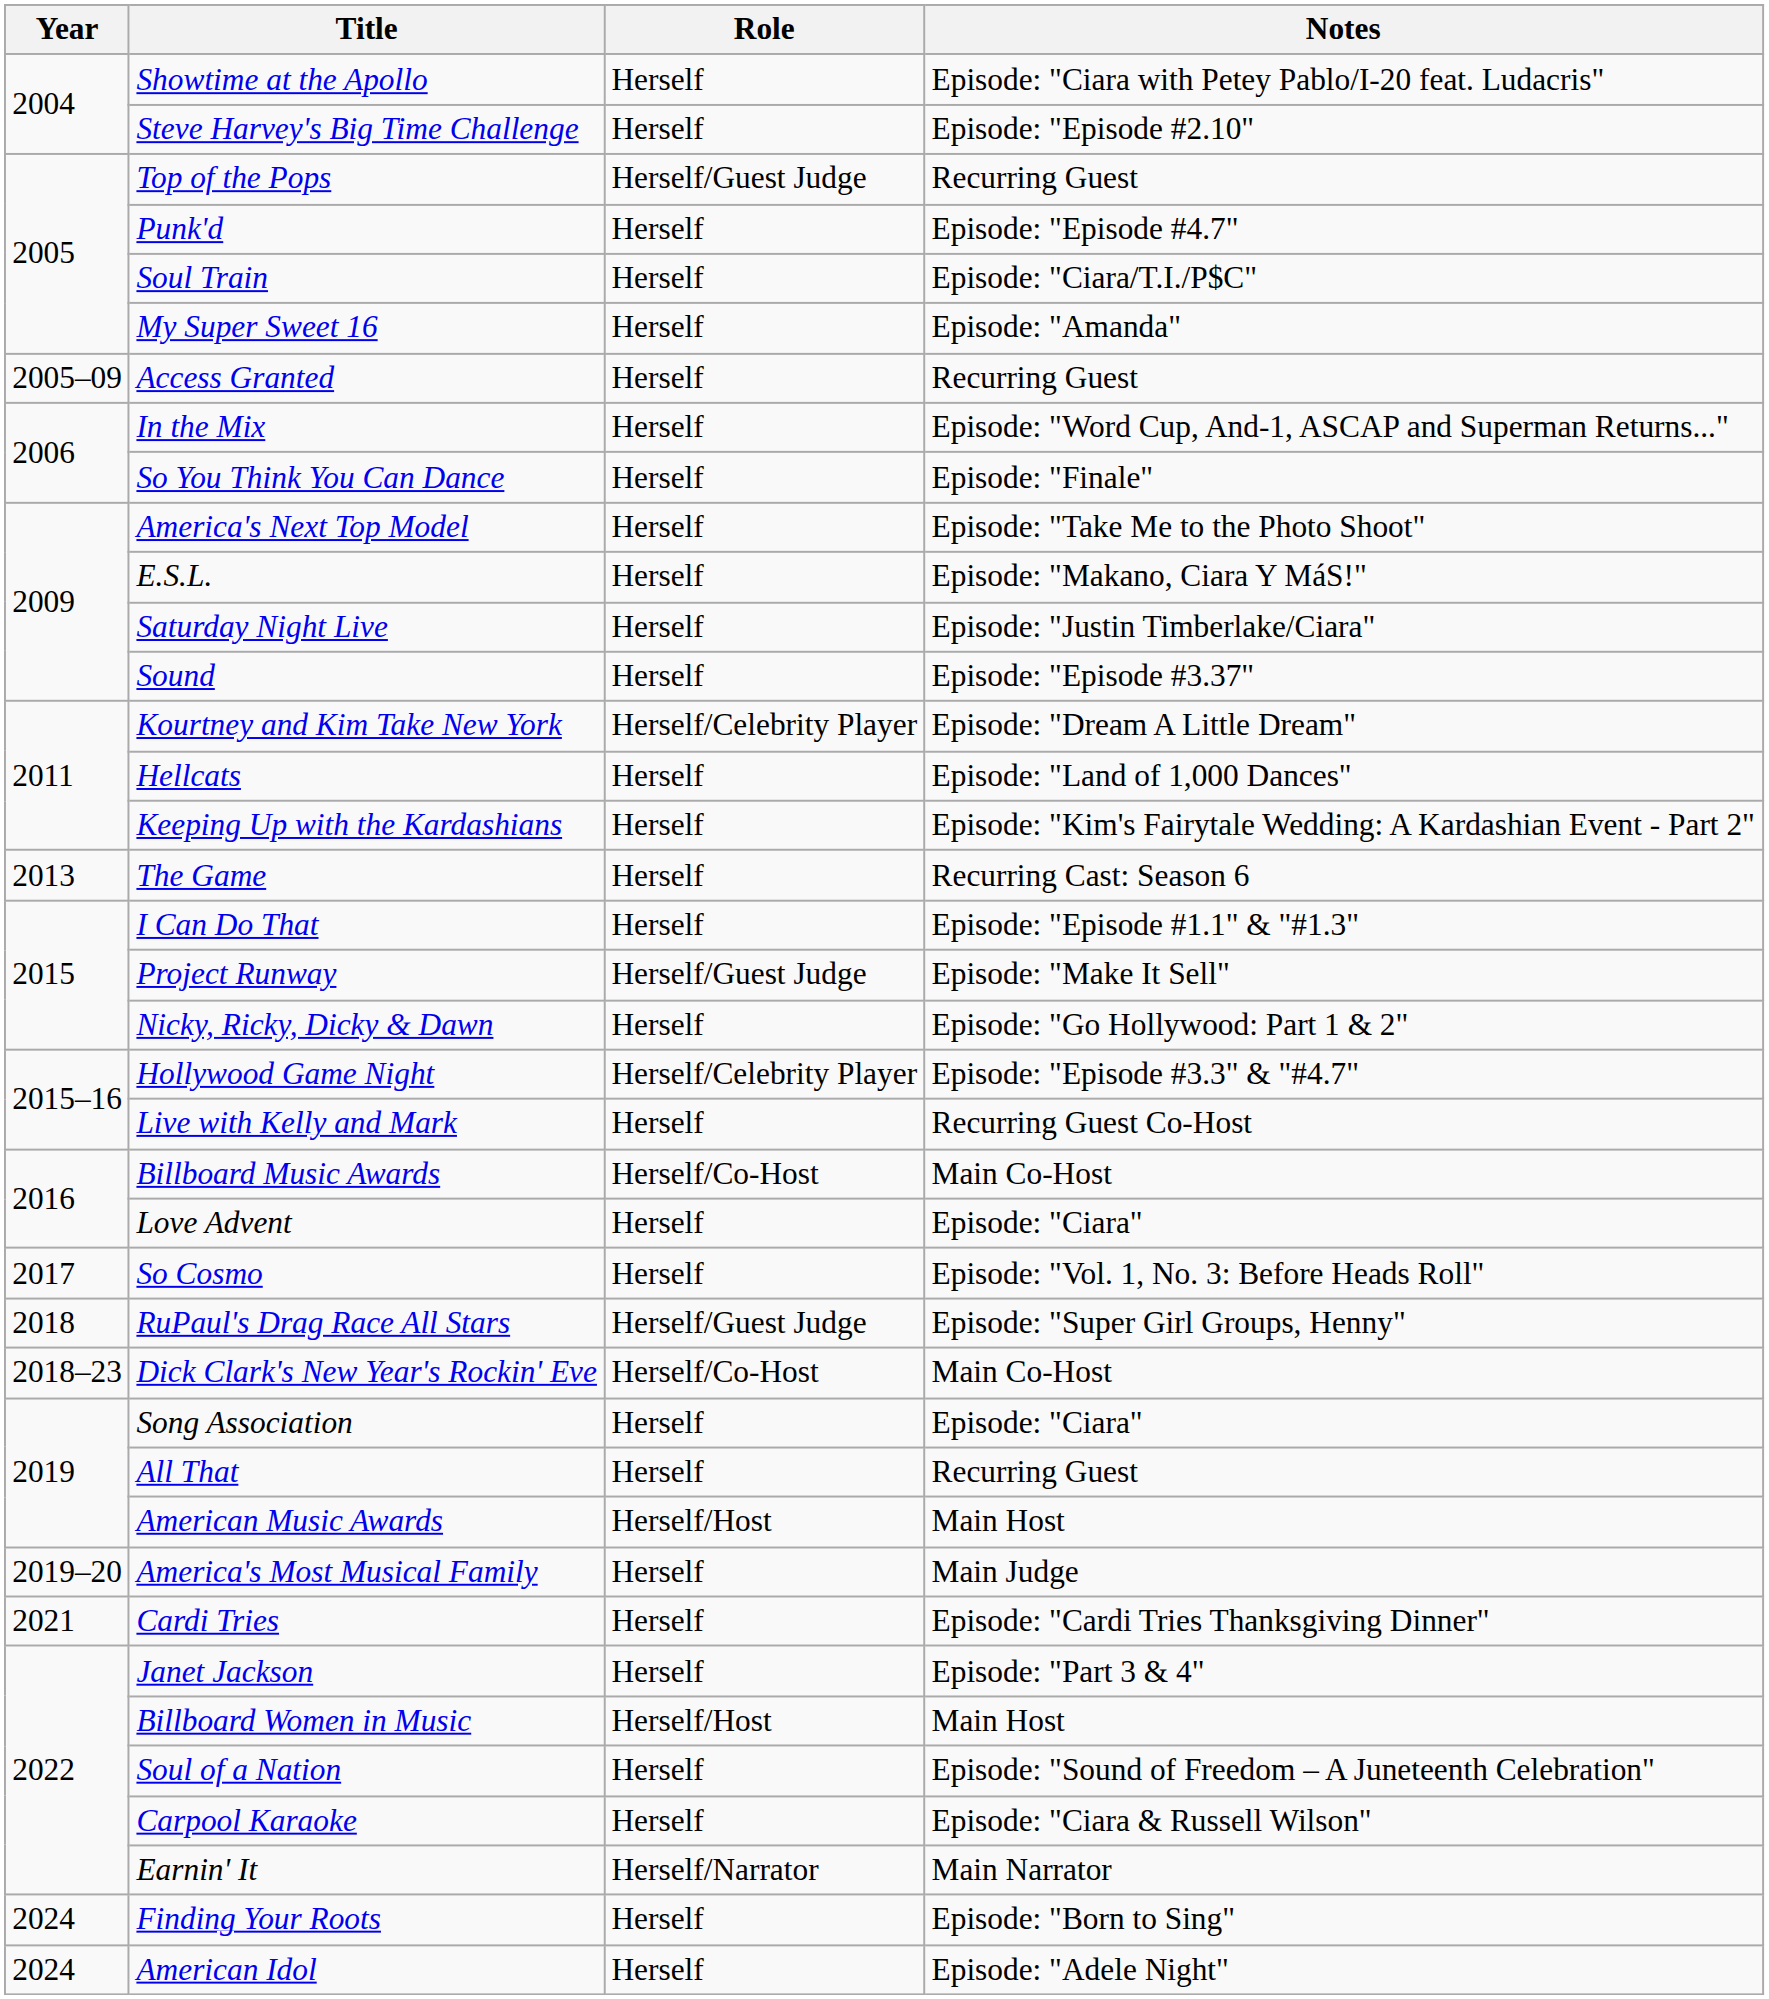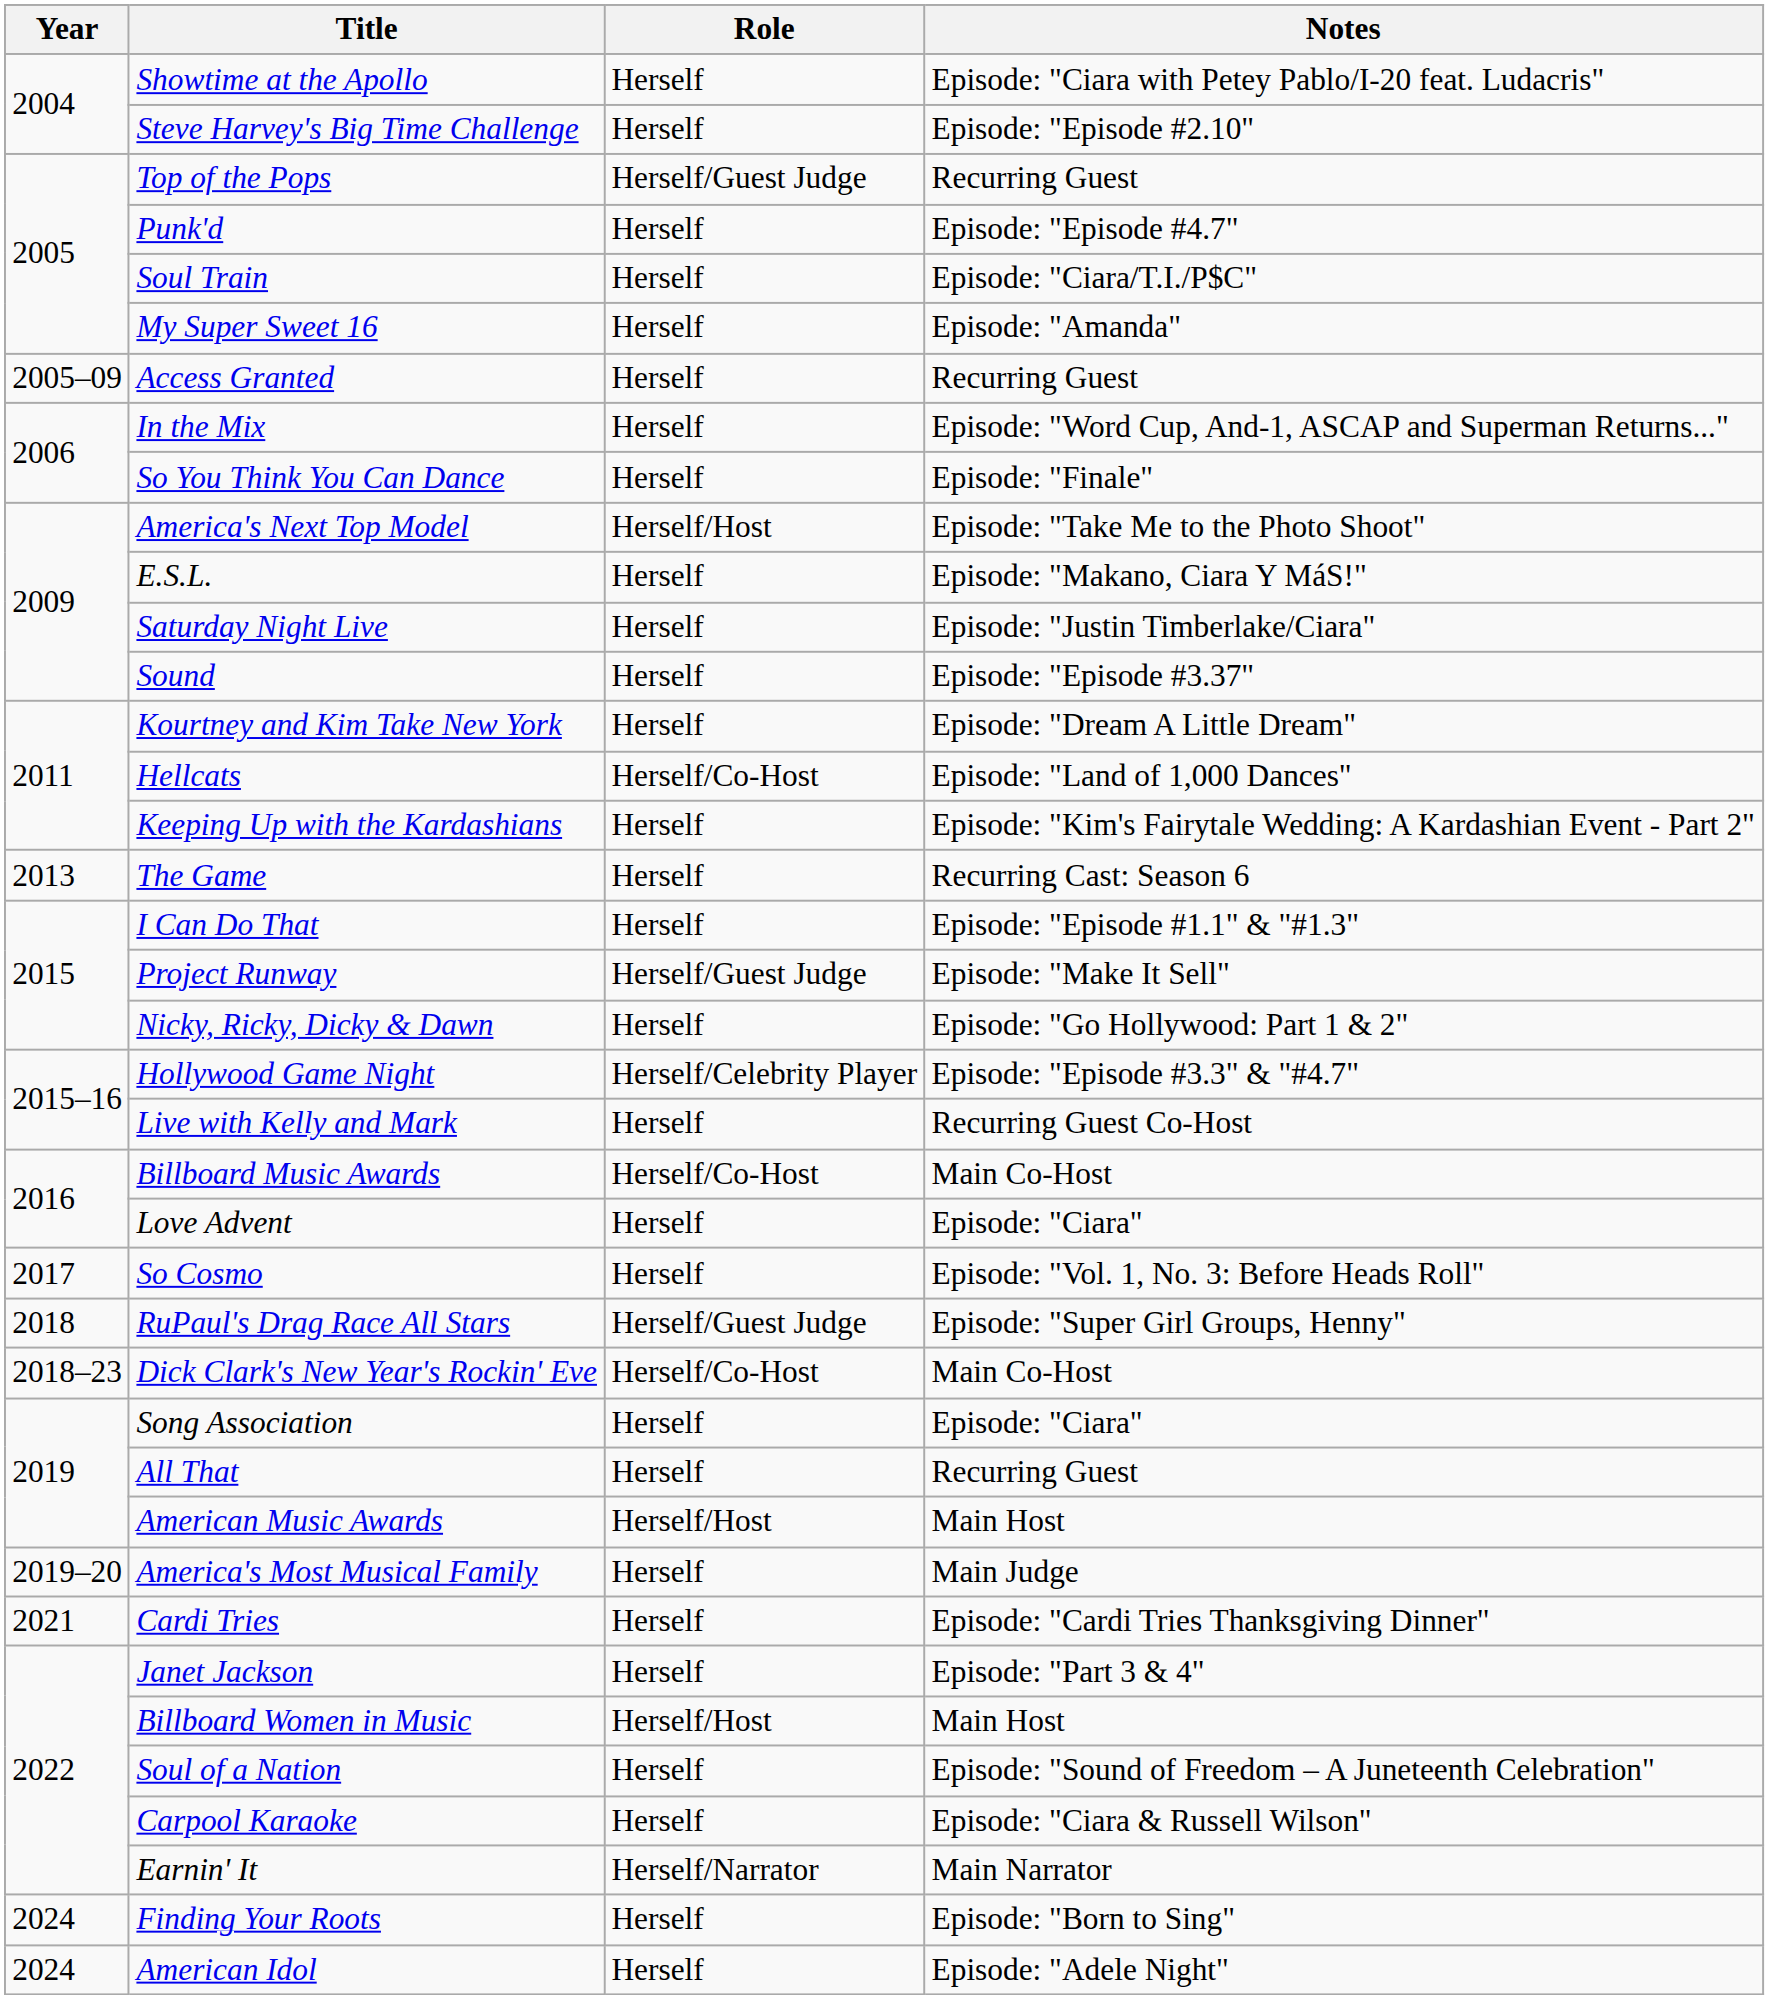(658, 526) Herself -> (692, 526) Herself/Host
(764, 725) Herself/Celebrity Player -> (658, 725) Herself
(658, 775) Herself -> (715, 775) Herself/Co-Host
